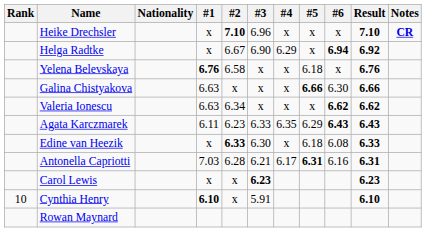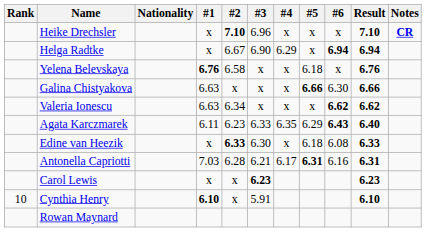(370, 50) 6.92 -> (370, 50) 6.94
(370, 124) 6.43 -> (370, 124) 6.40
